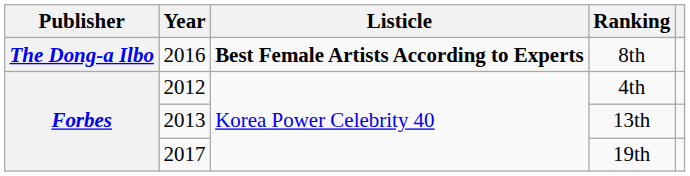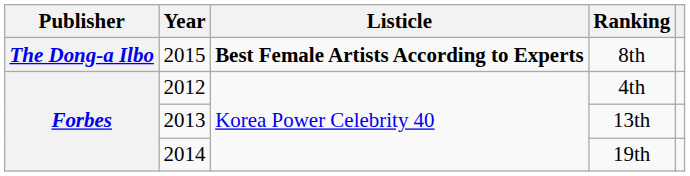(185, 54) 2016 -> (185, 54) 2015
(185, 154) 2017 -> (185, 154) 2014
